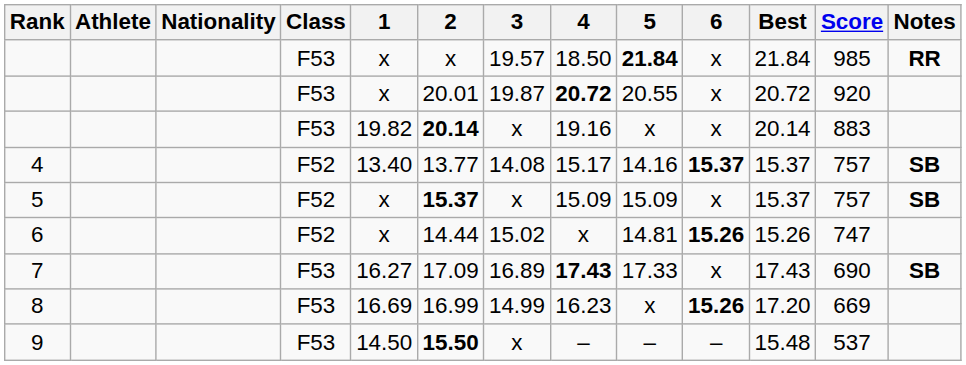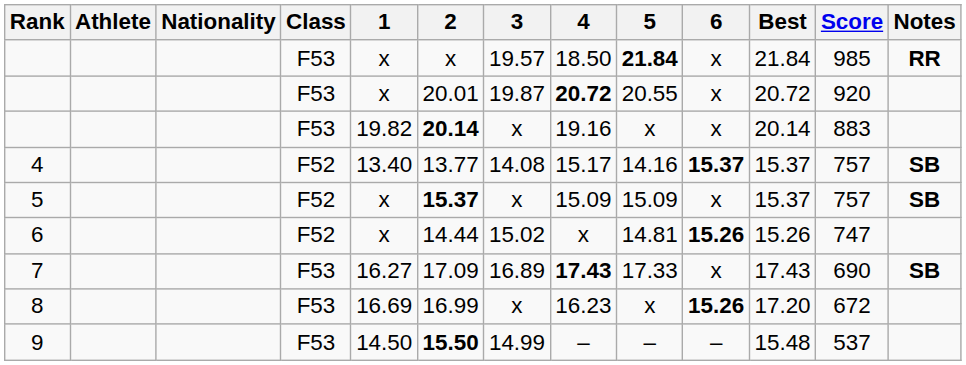(517, 306) 14.99 -> (517, 306) x
(852, 306) 669 -> (852, 306) 672
(517, 341) x -> (517, 341) 14.99
